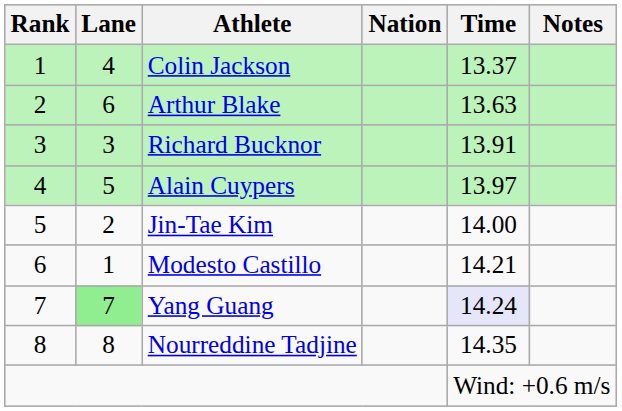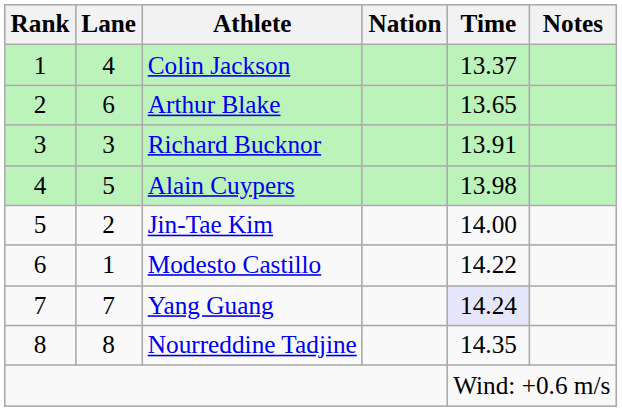(488, 104) 13.63 -> (488, 104) 13.65
(488, 184) 13.97 -> (488, 184) 13.98
(488, 265) 14.21 -> (488, 265) 14.22
(109, 305) lightgreen background -> (109, 305) no background
